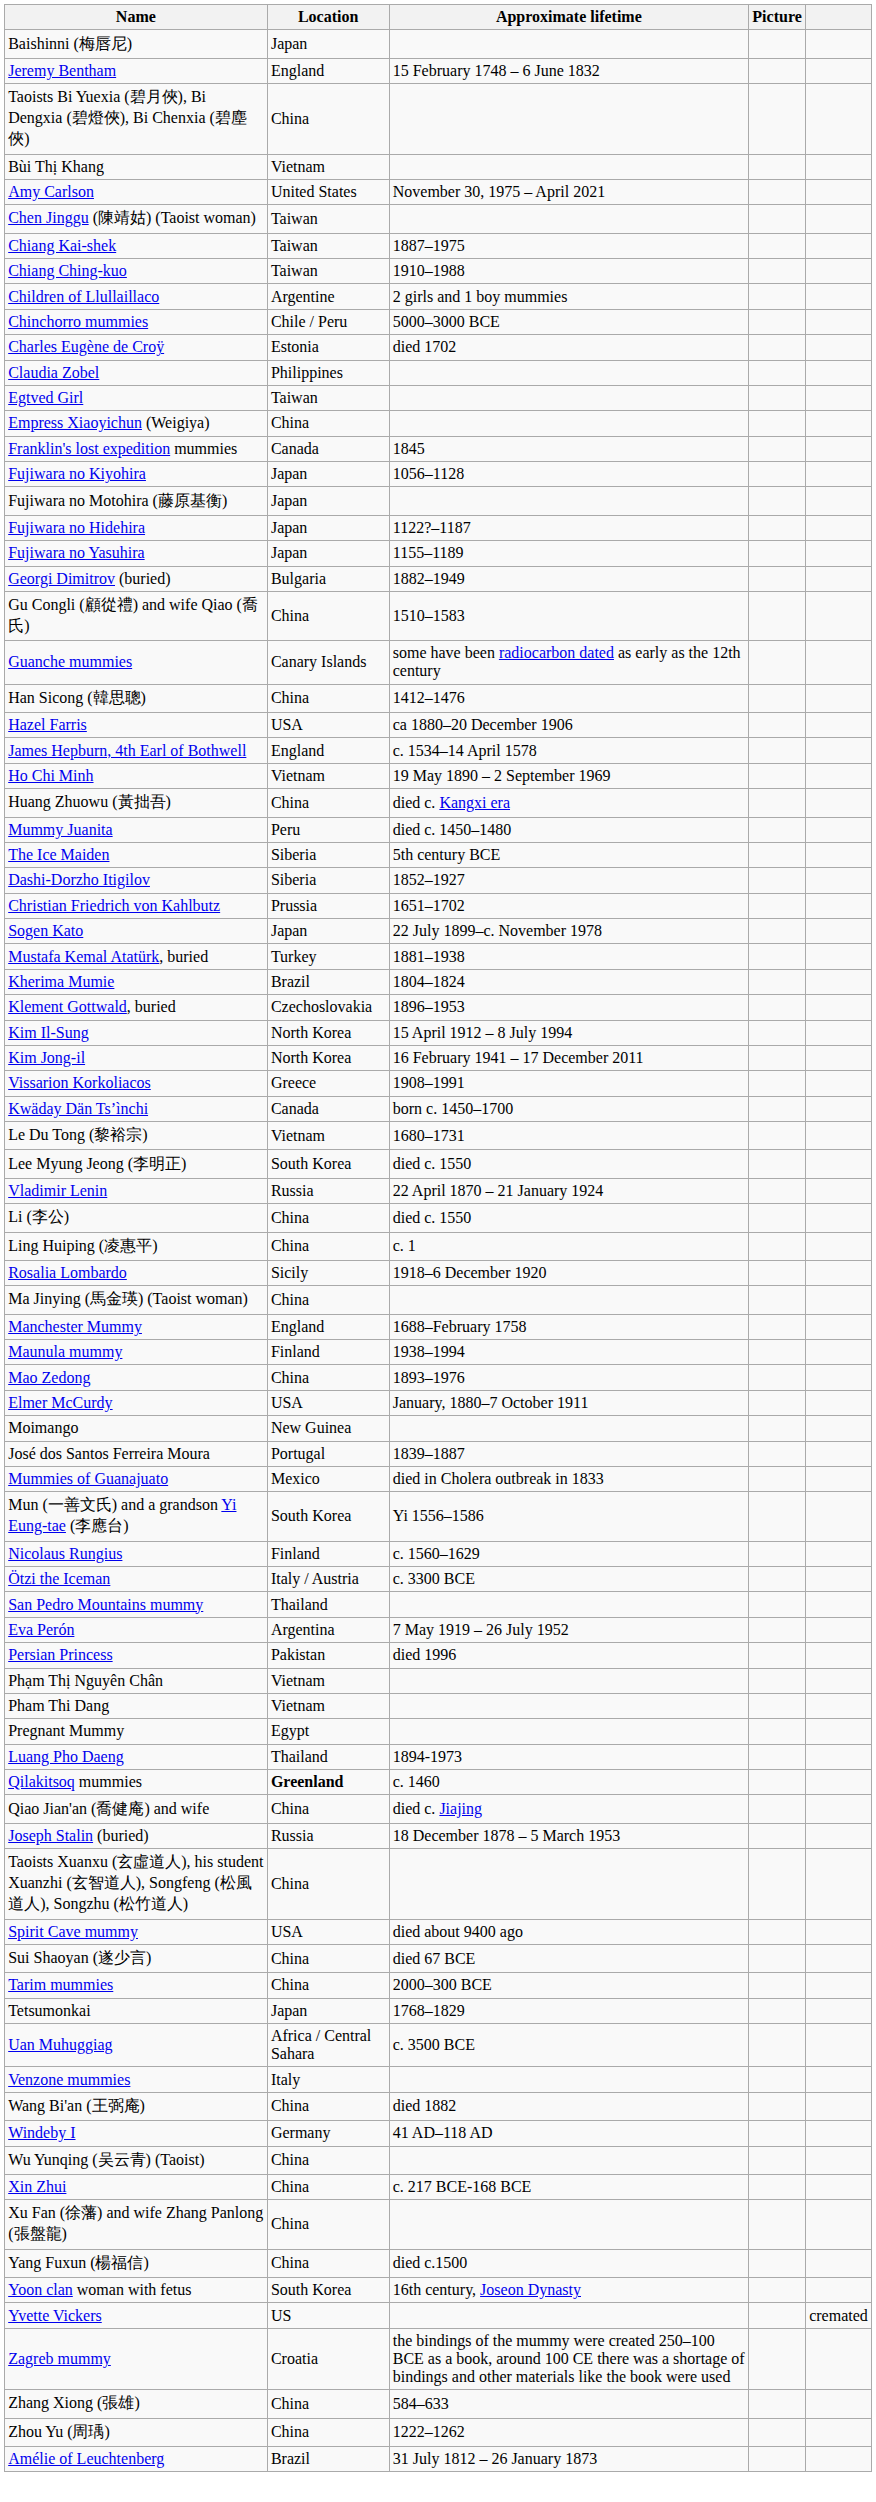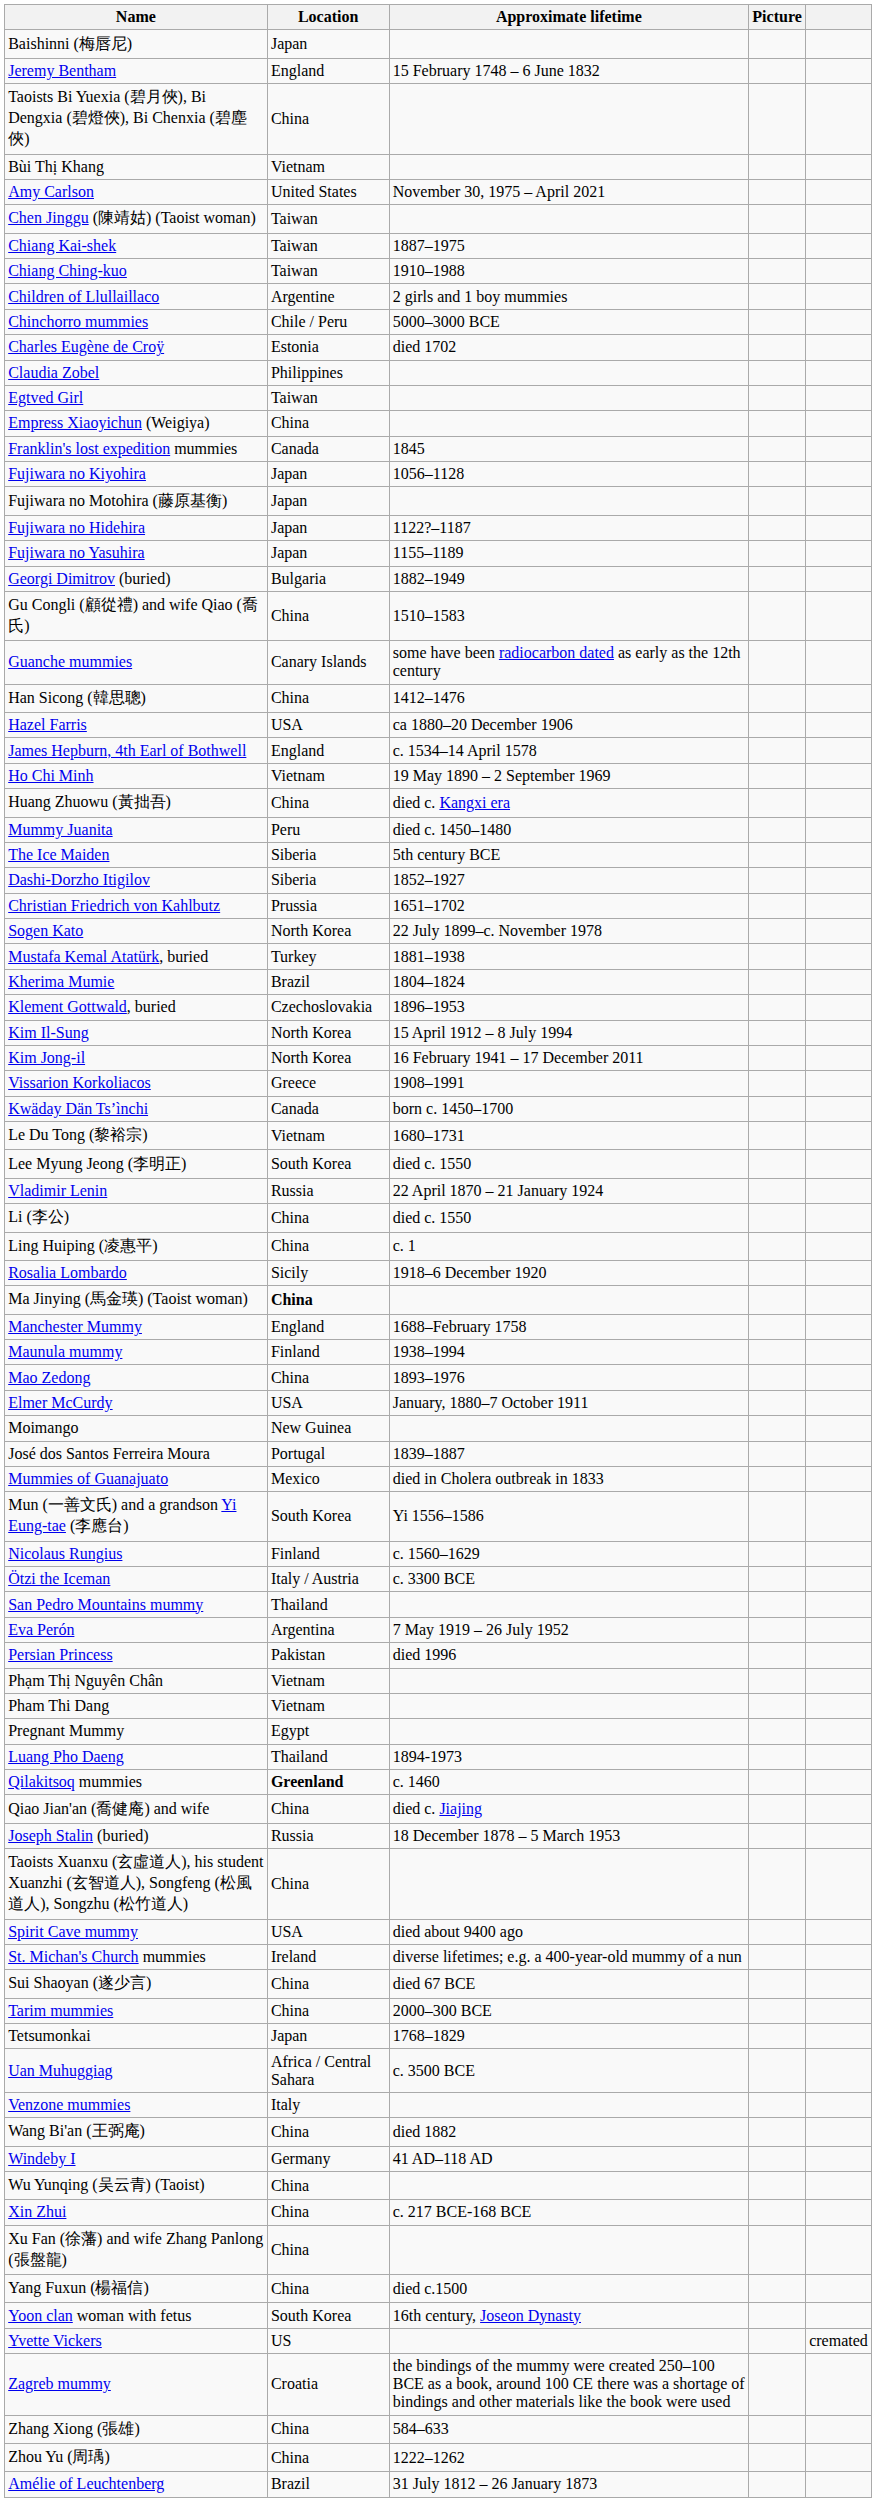(289, 931) Japan -> (311, 931) North Korea
(290, 1299) normal -> (292, 1299) bold
+ row: (107, 1957)
